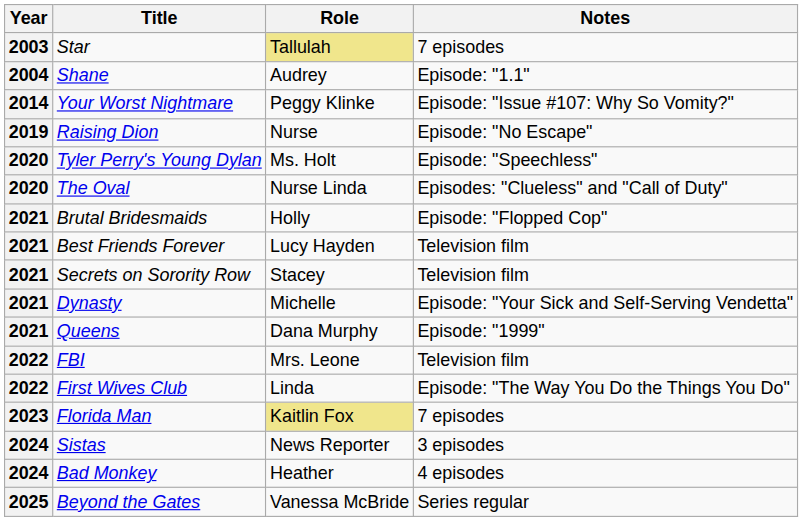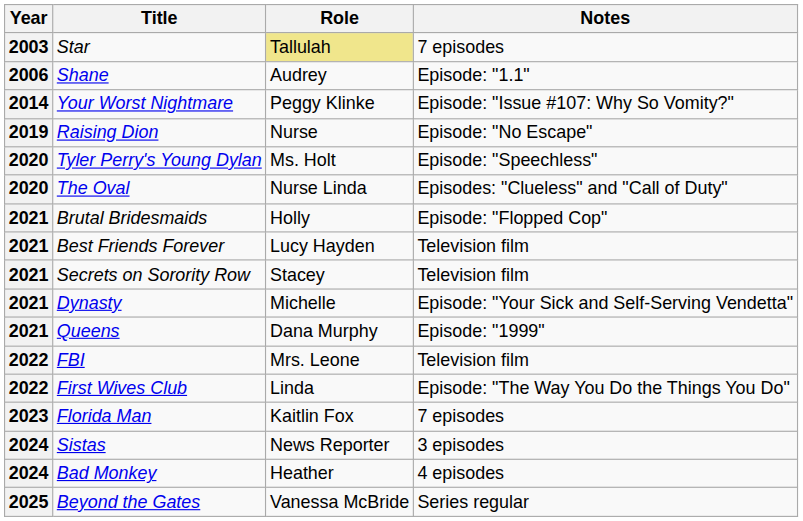(29, 75) 2004 -> (29, 75) 2006
(312, 416) khaki background -> (312, 416) no background
